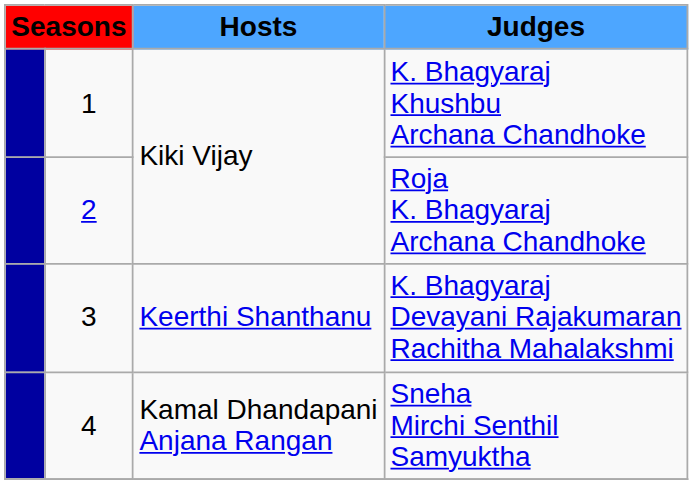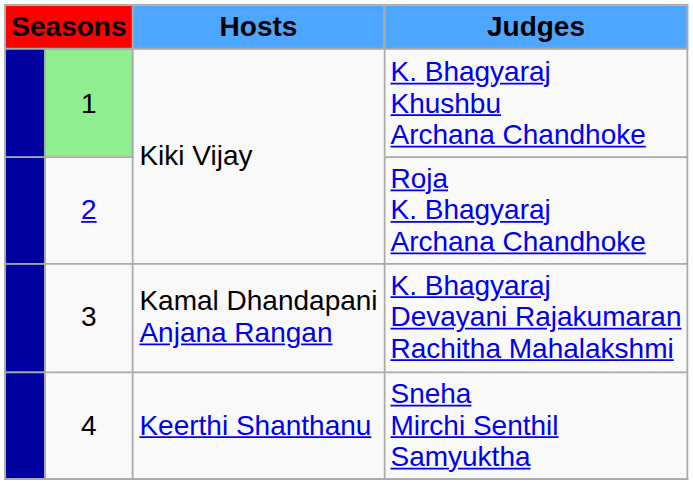(89, 102) no background -> (89, 102) lightgreen background
(255, 317) Keerthi Shanthanu -> (258, 317) Kamal Dhandapani Anjana Rangan
(258, 424) Kamal Dhandapani Anjana Rangan -> (255, 424) Keerthi Shanthanu
